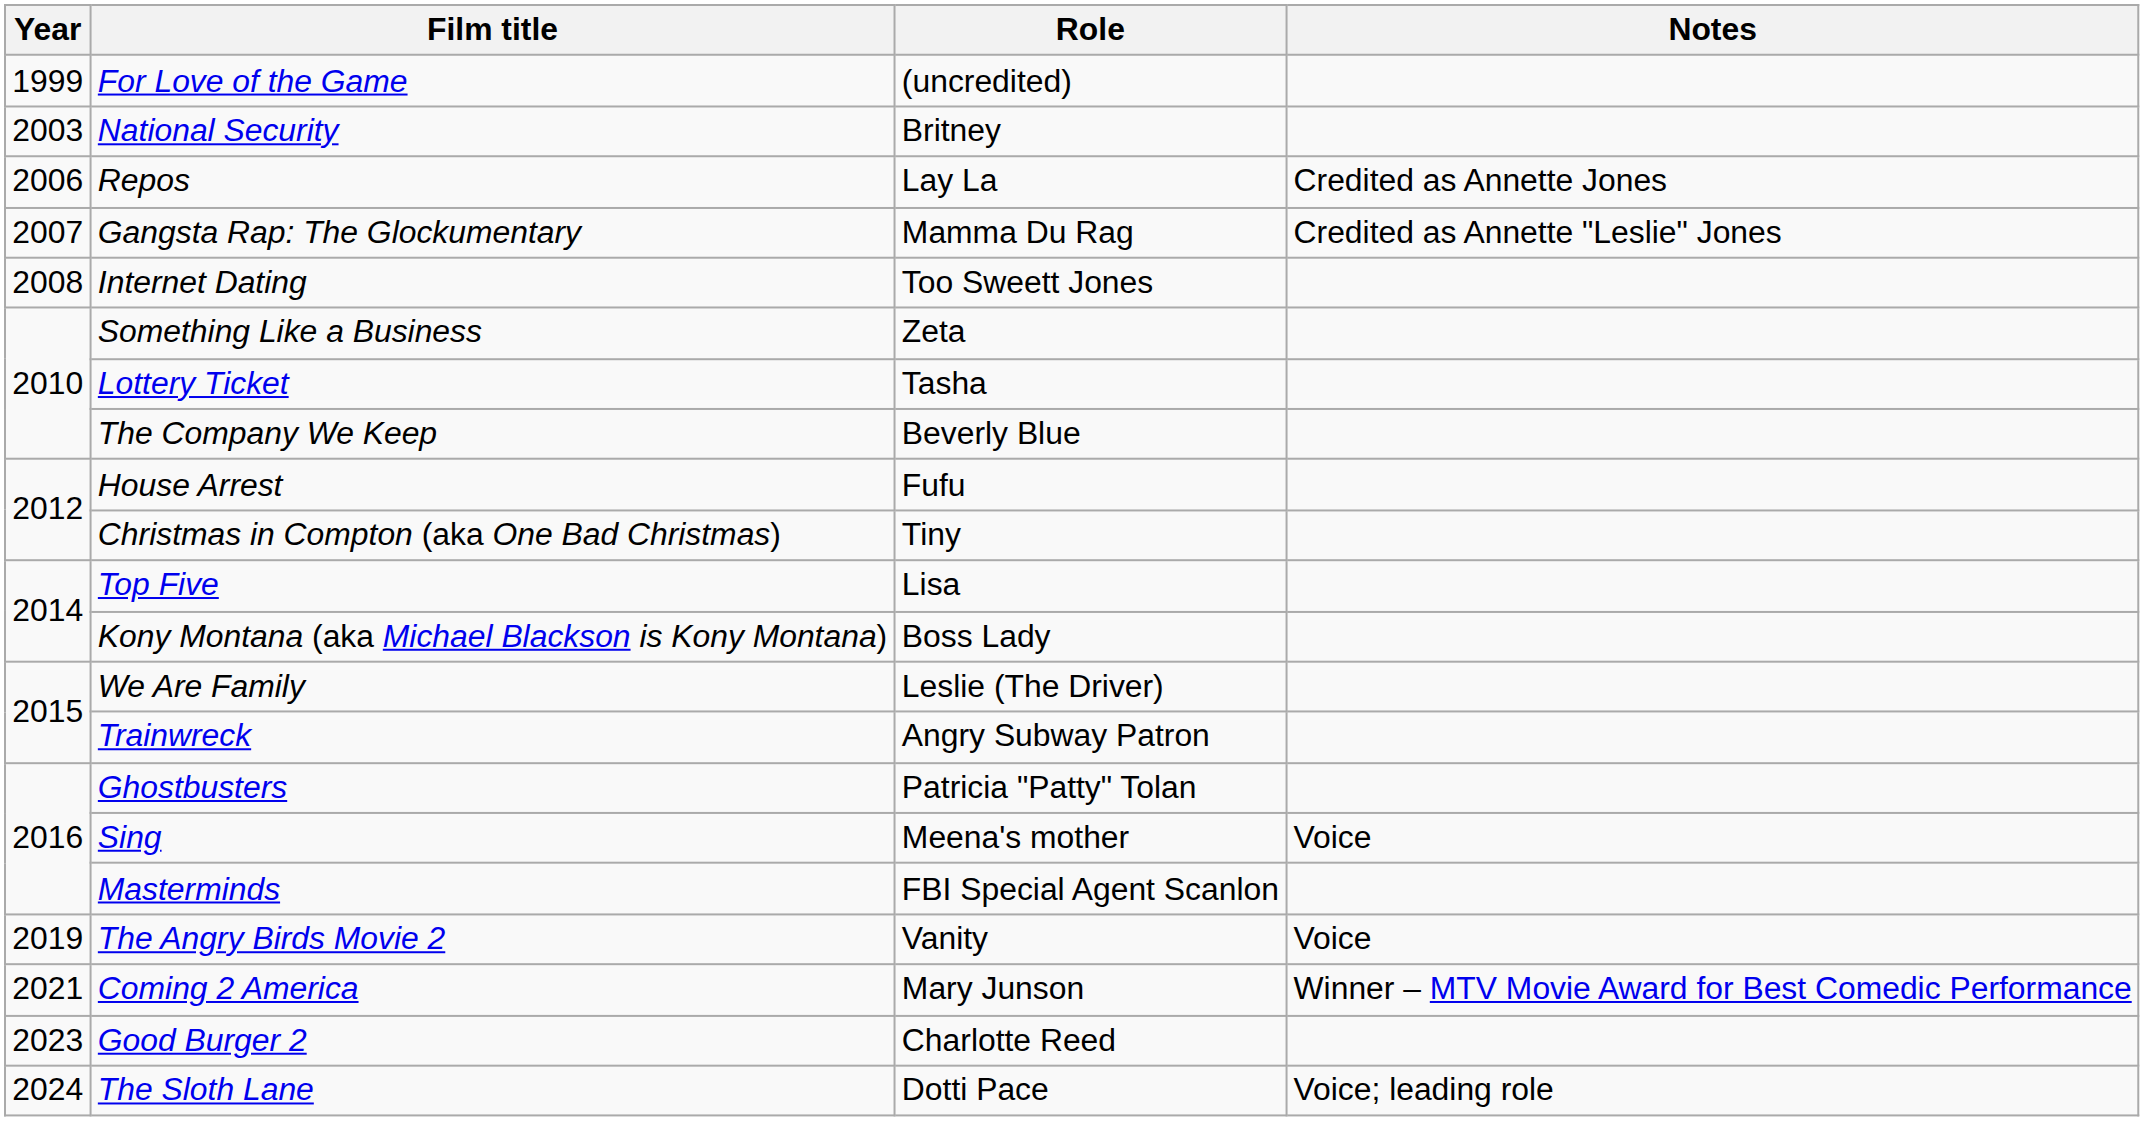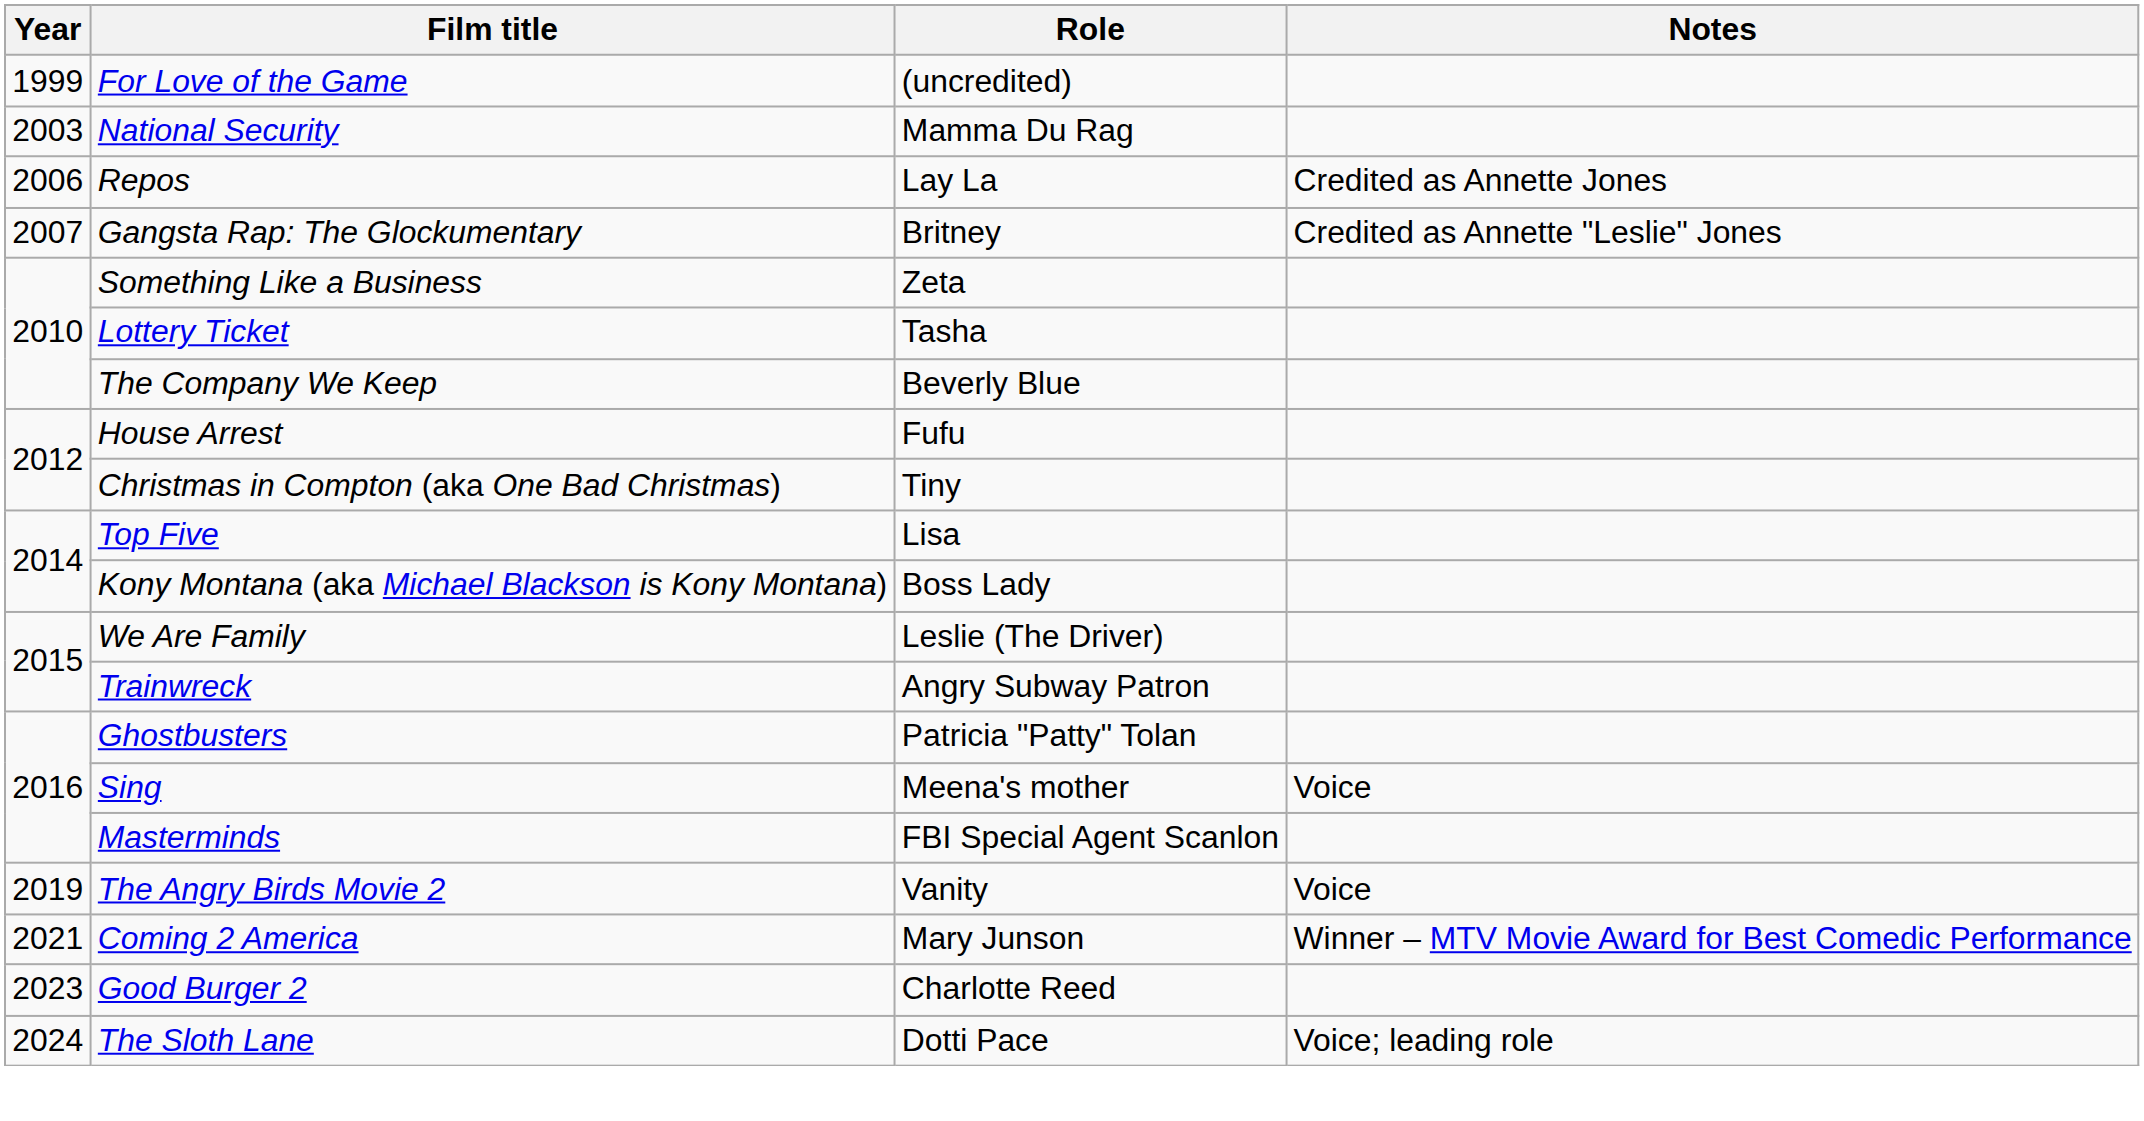(951, 130) Britney -> (1018, 130) Mamma Du Rag
(1018, 231) Mamma Du Rag -> (951, 231) Britney
- row: (202, 282)
